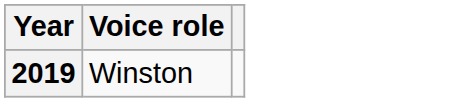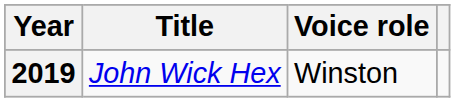+ column: (185, 27)
